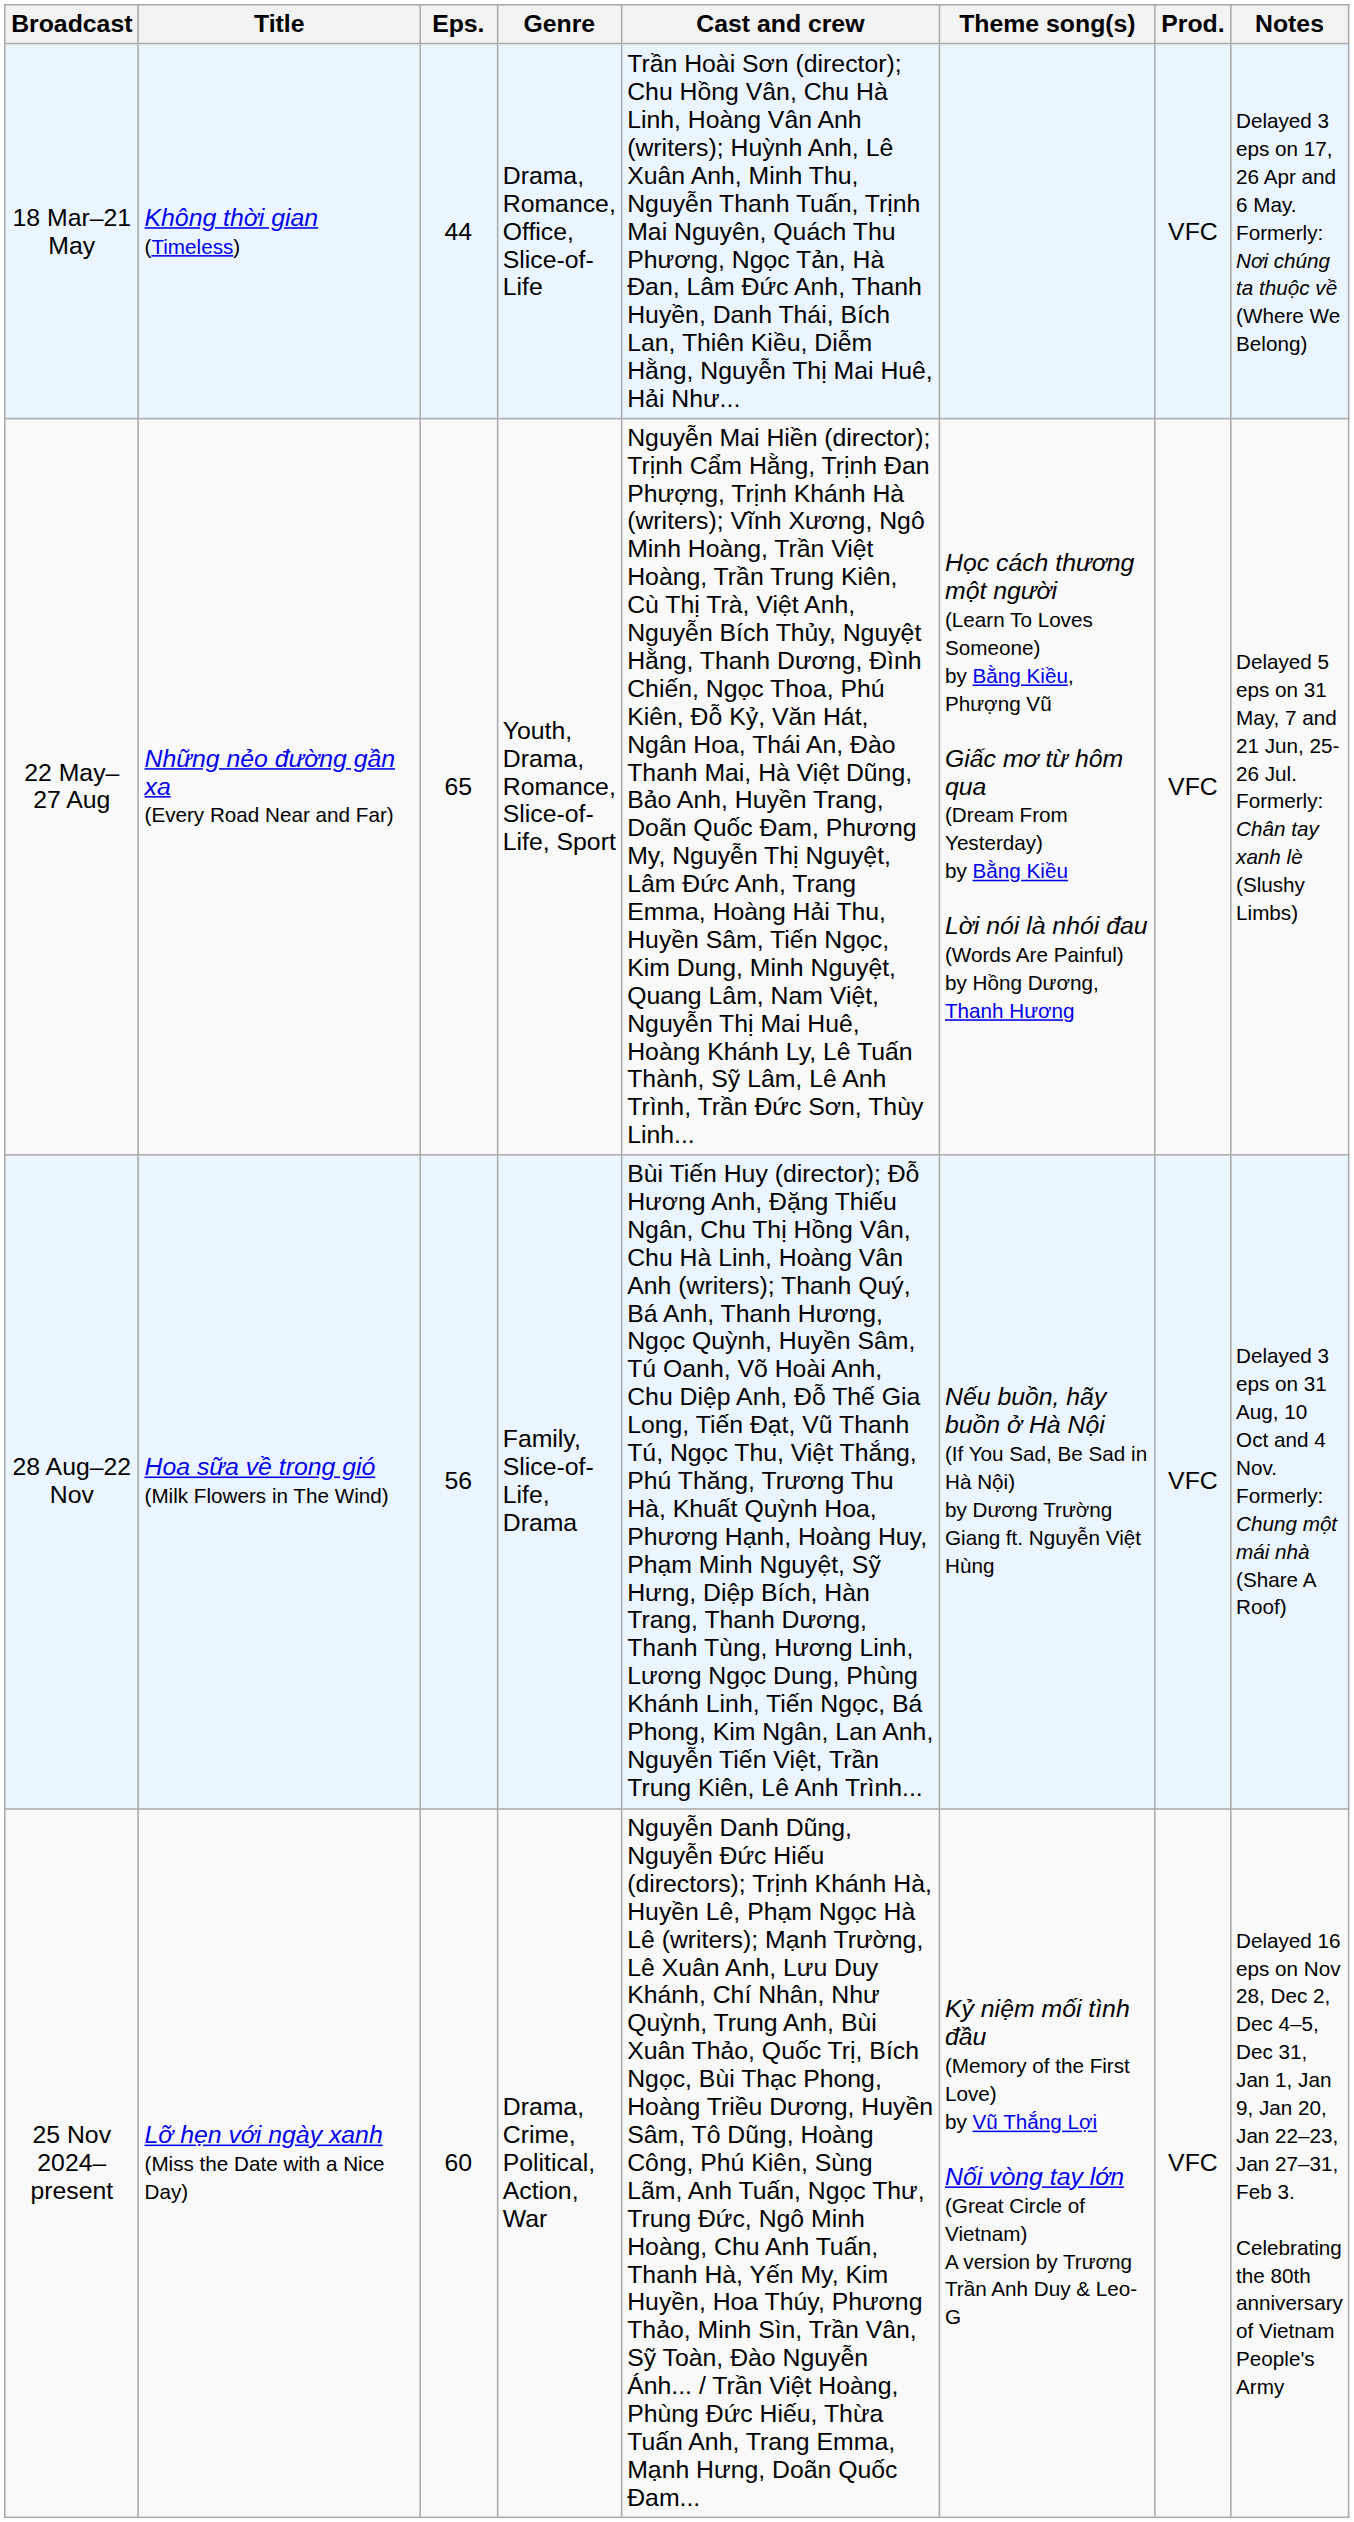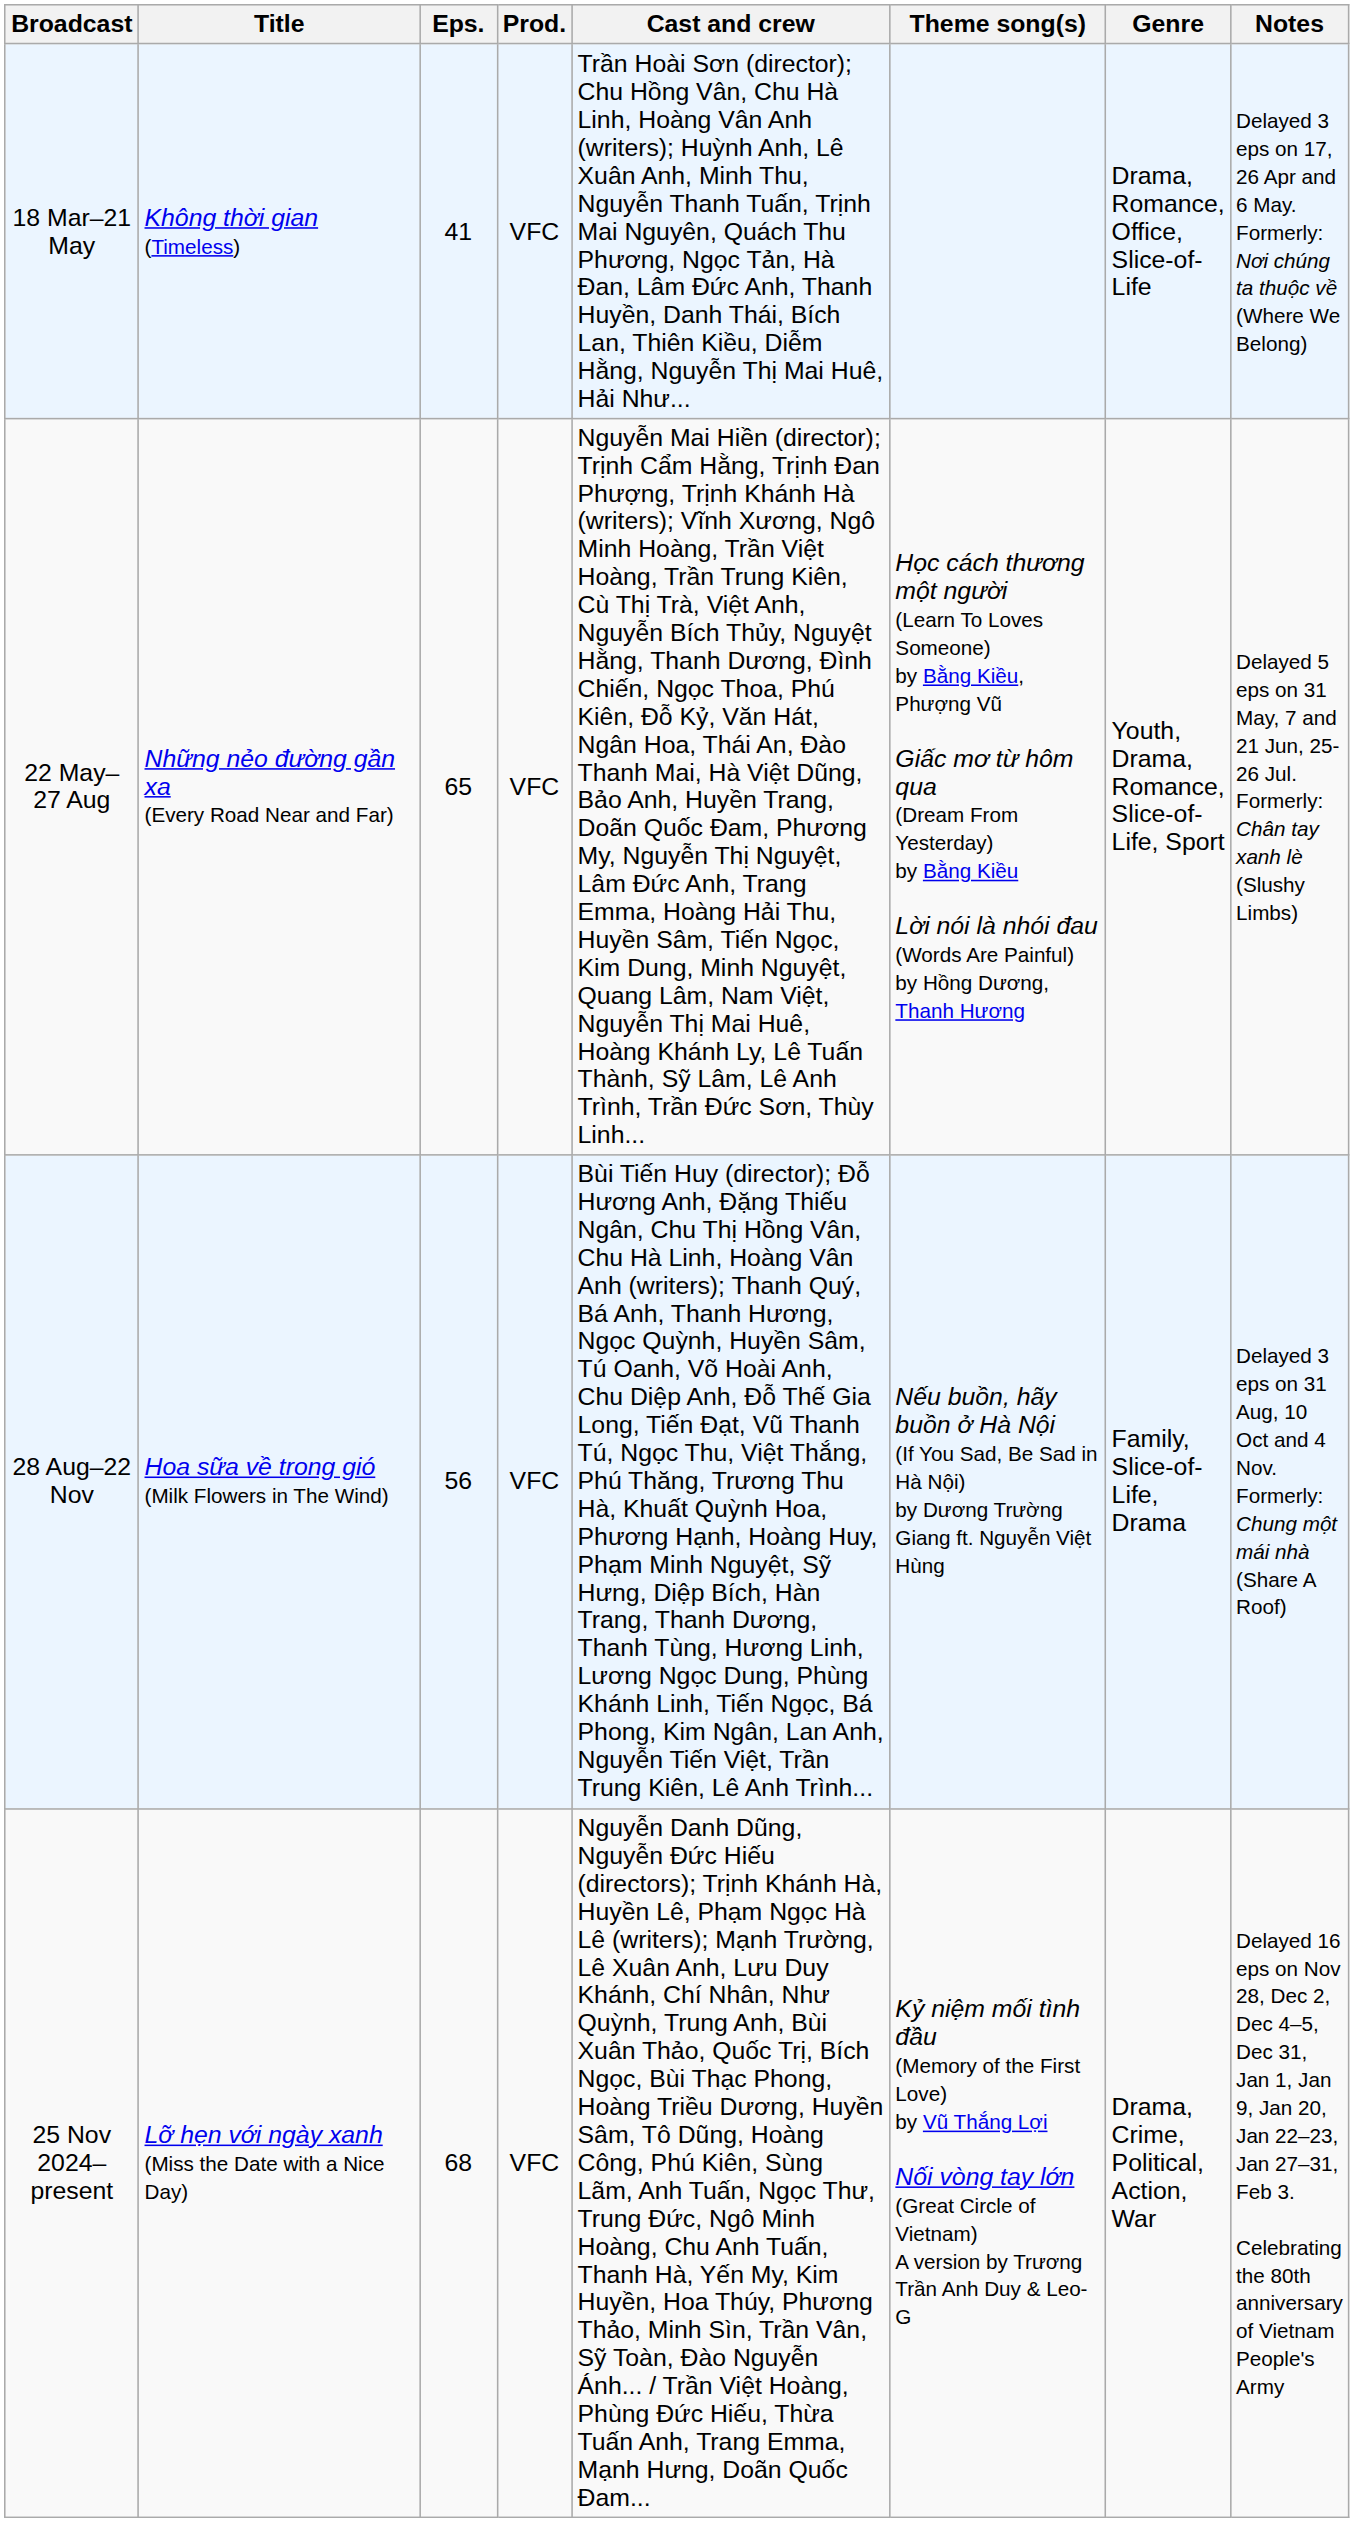columns swapped: (1193, 24) <-> (559, 24)
(458, 230) 44 -> (458, 230) 41
(458, 2162) 60 -> (458, 2162) 68
